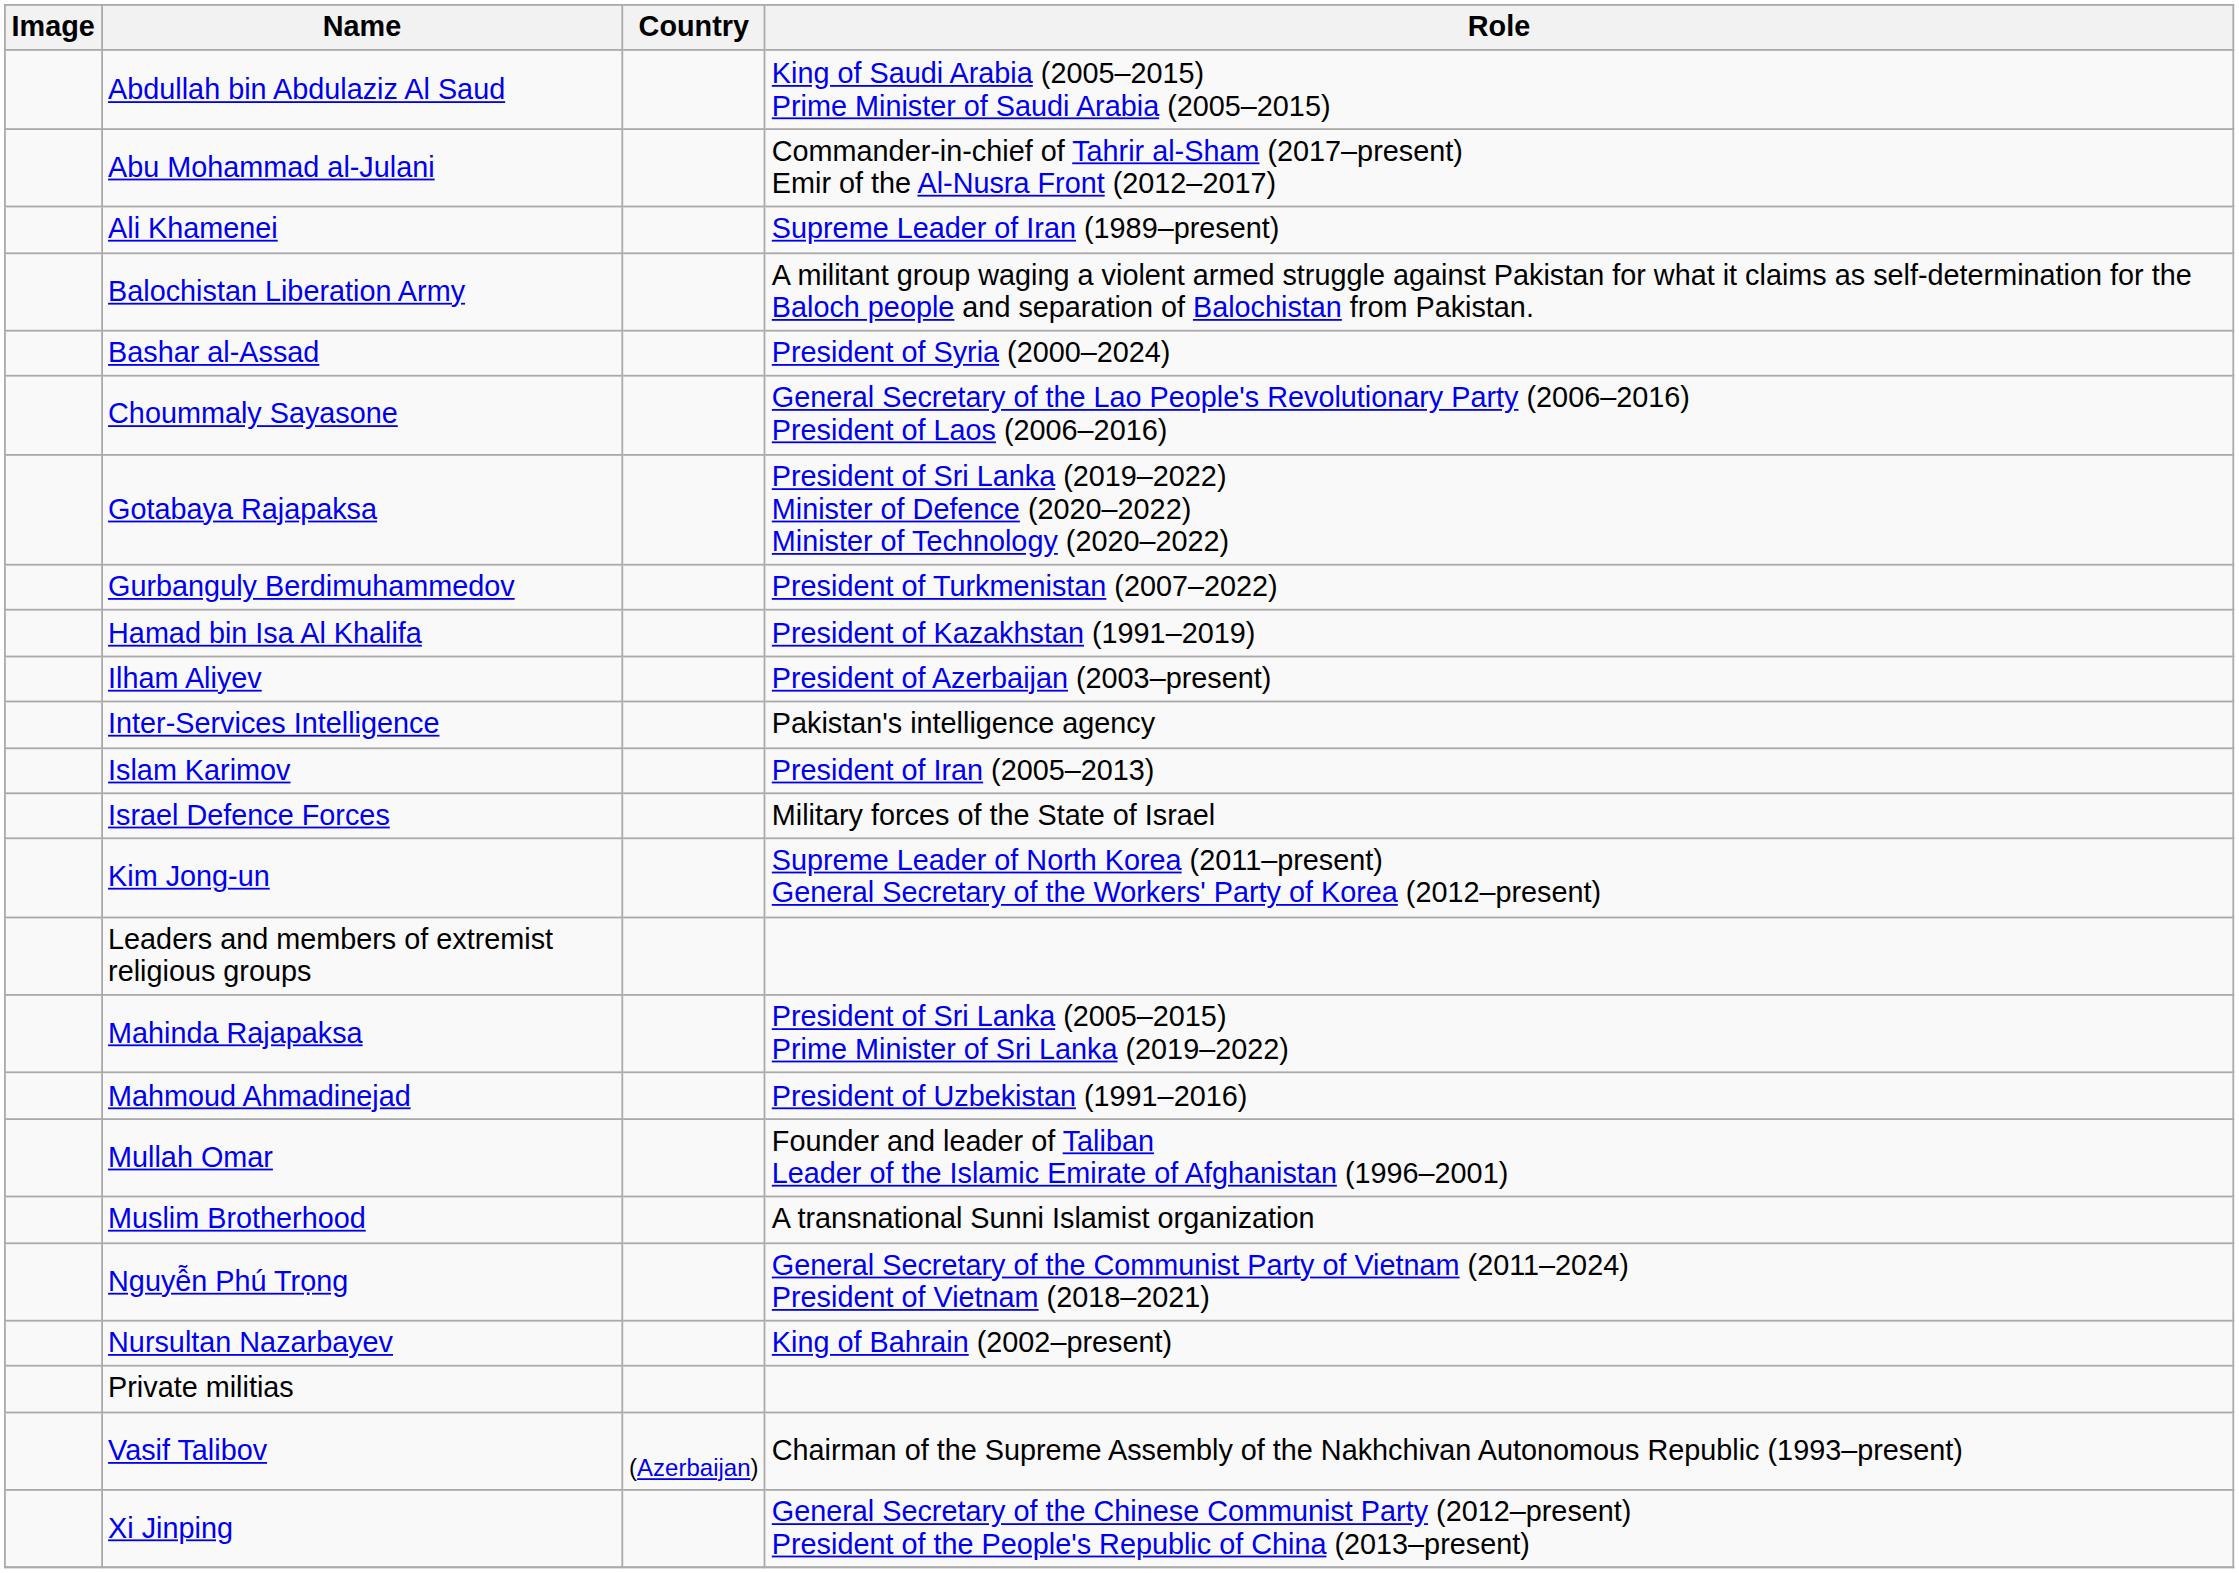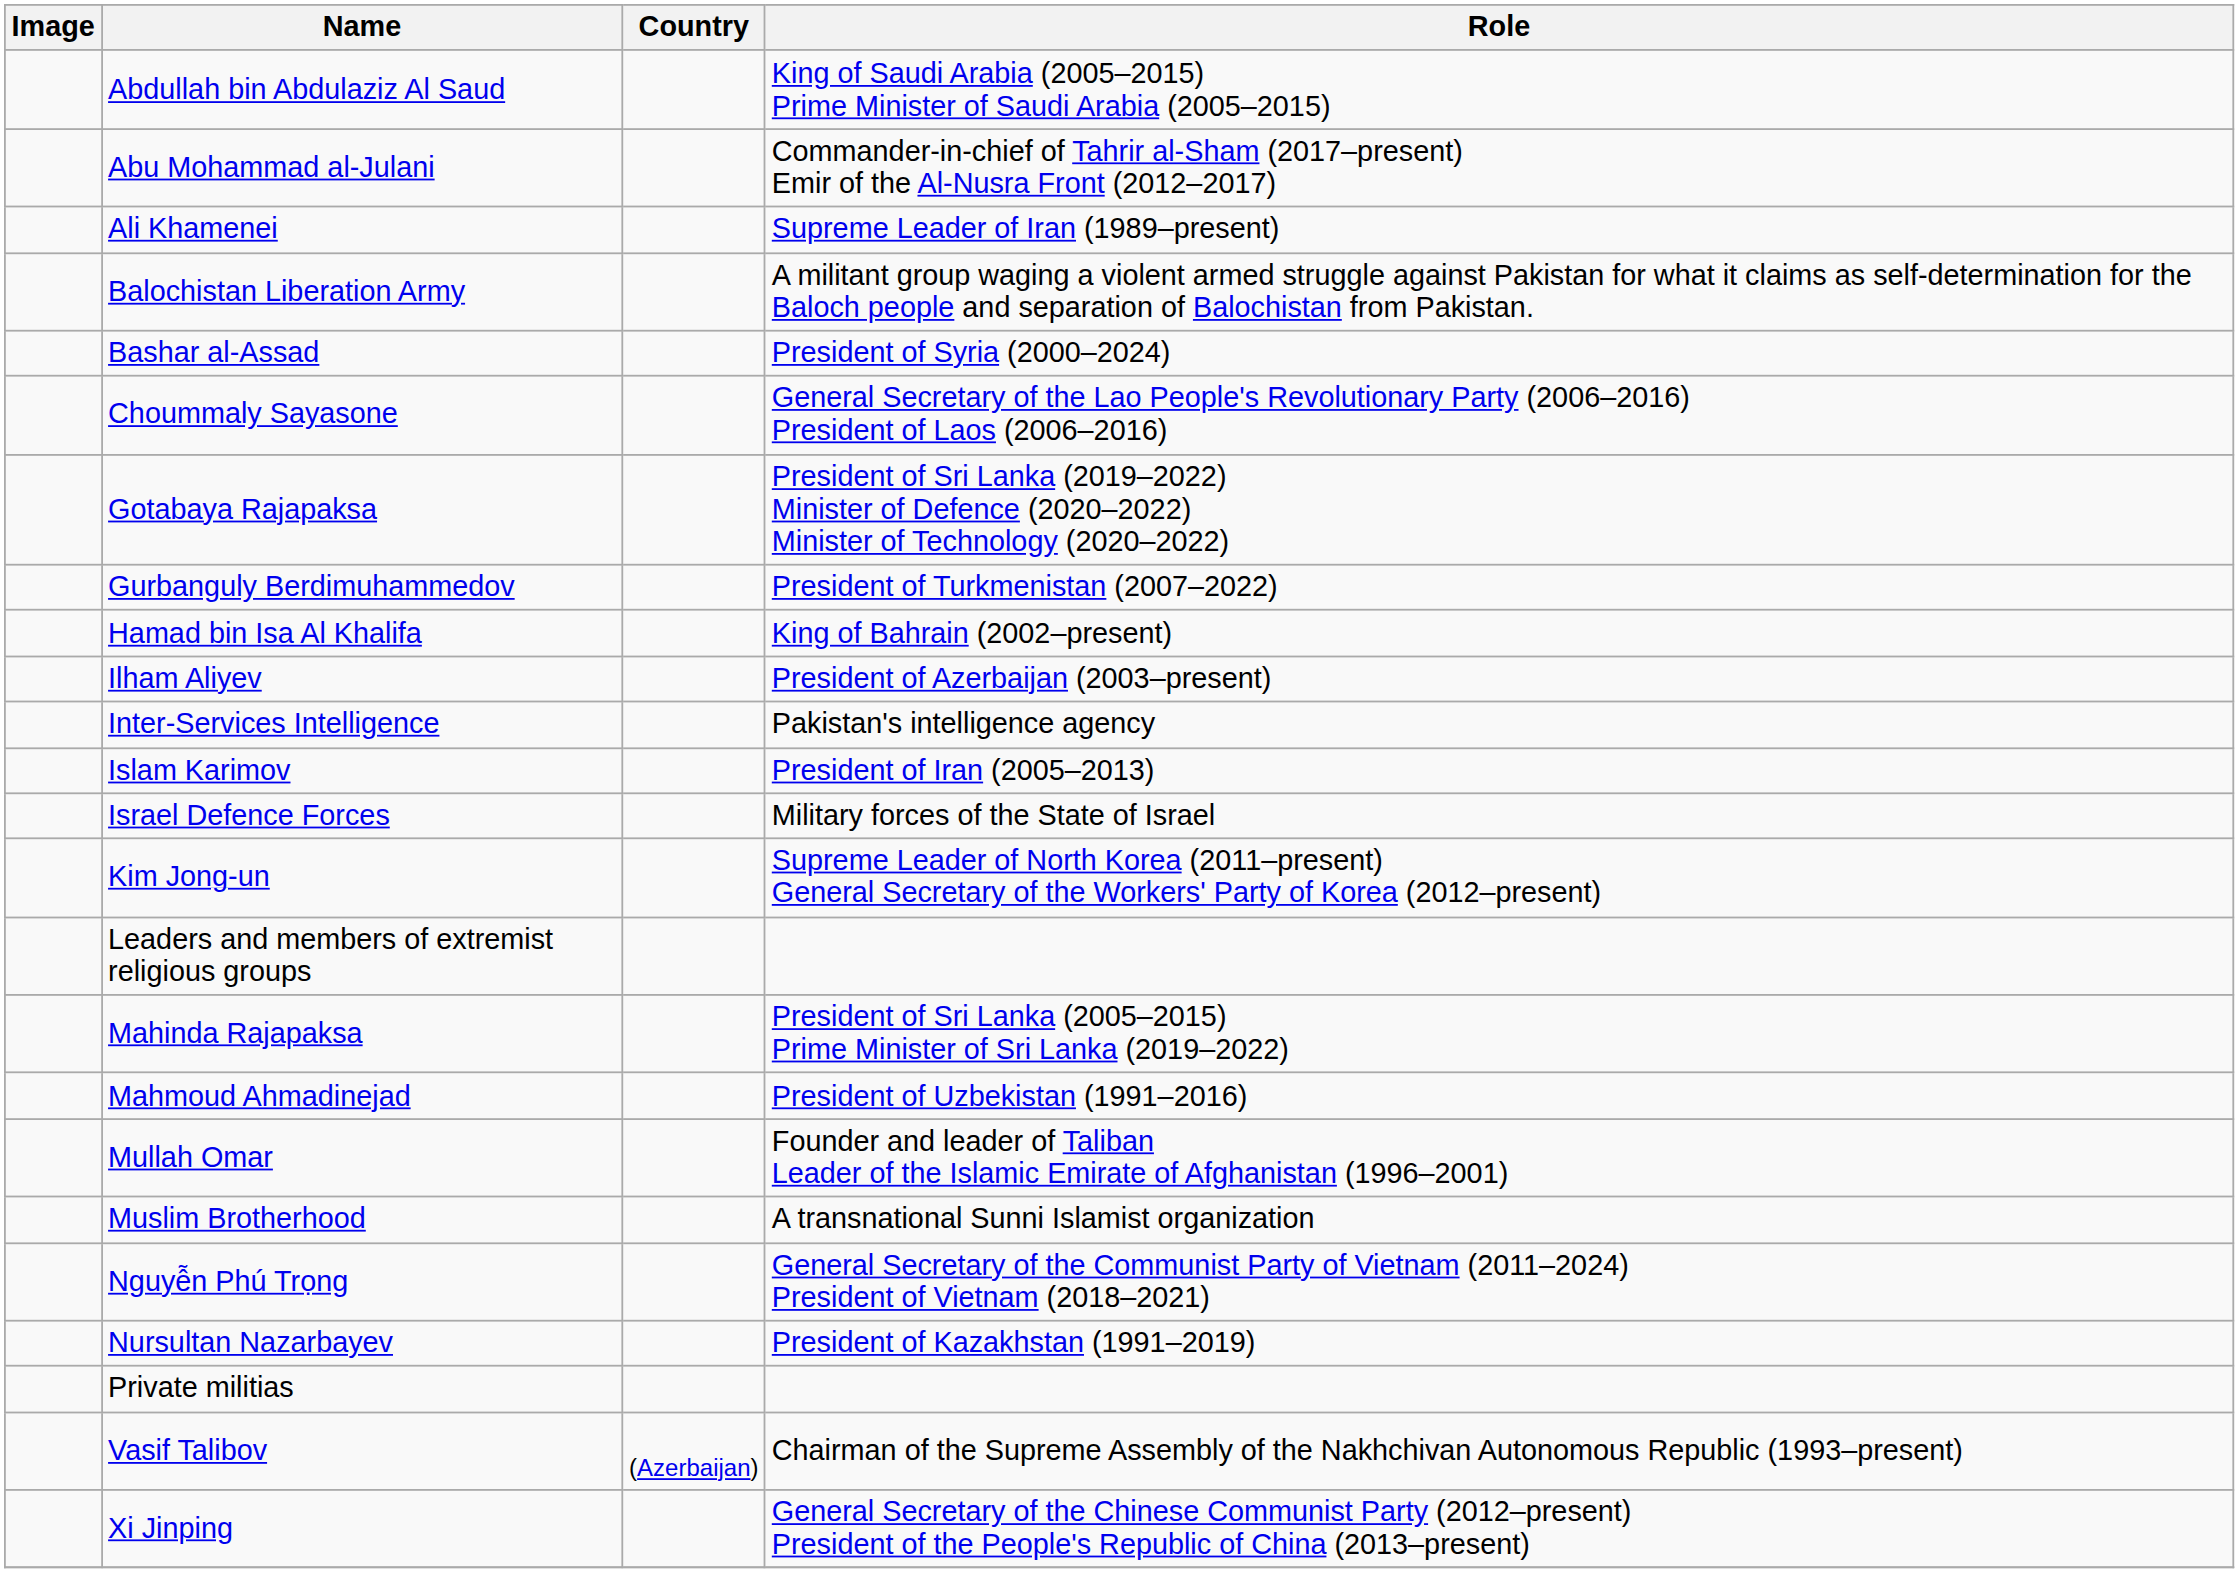(1014, 632) President of Kazakhstan (1991–2019) -> (972, 632) King of Bahrain (2002–present)
(972, 1342) King of Bahrain (2002–present) -> (1014, 1342) President of Kazakhstan (1991–2019)
